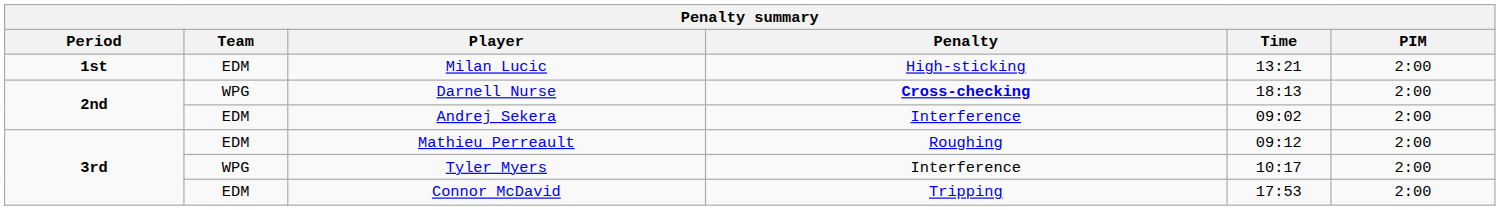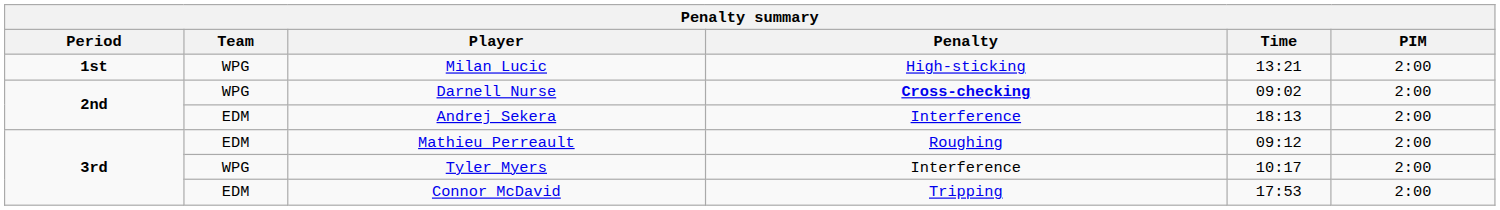(236, 67) EDM -> (236, 67) WPG
(1279, 92) 18:13 -> (1279, 92) 09:02
(1279, 117) 09:02 -> (1279, 117) 18:13
